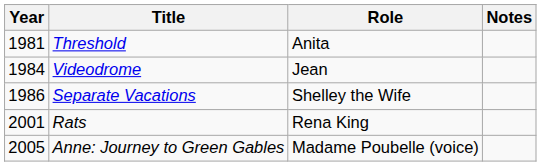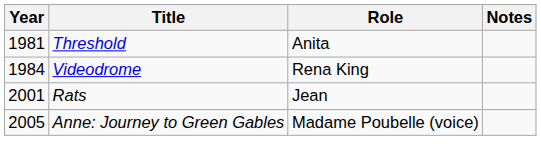(310, 69) Jean -> (330, 69) Rena King
- row: (124, 95)
(330, 122) Rena King -> (310, 95) Jean
